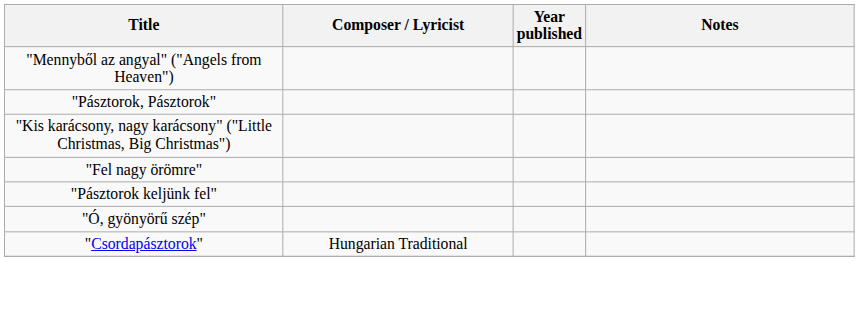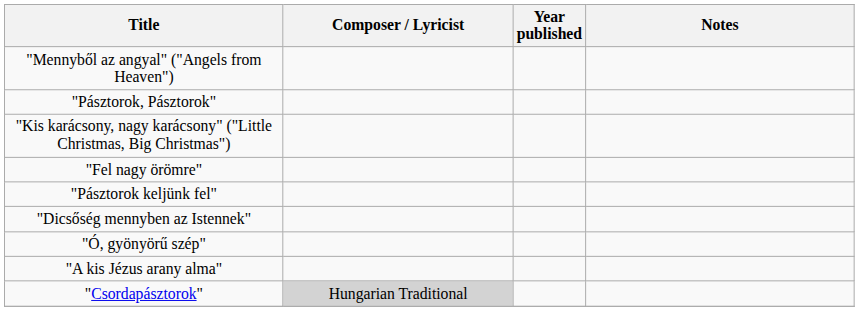+ row: (144, 219)
+ row: (144, 268)
(398, 243) no background -> (398, 293) lightgrey background
